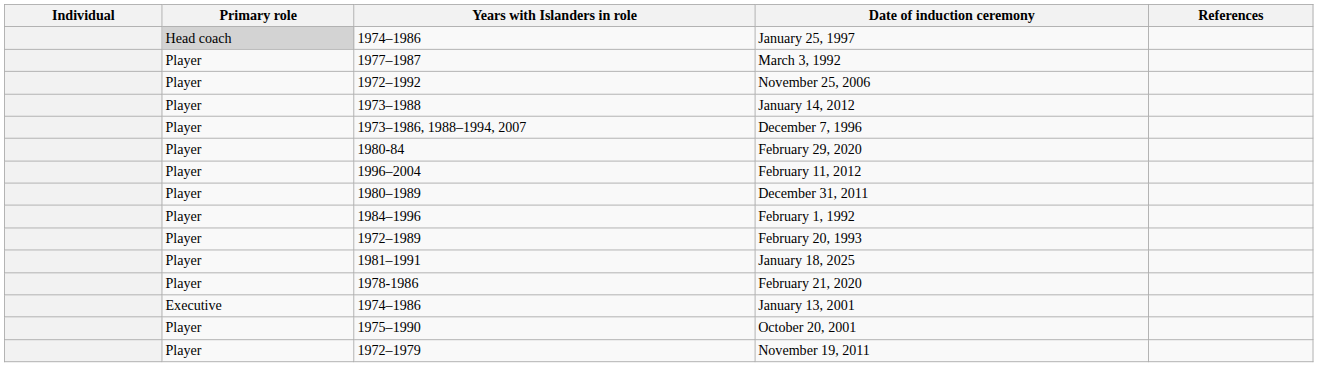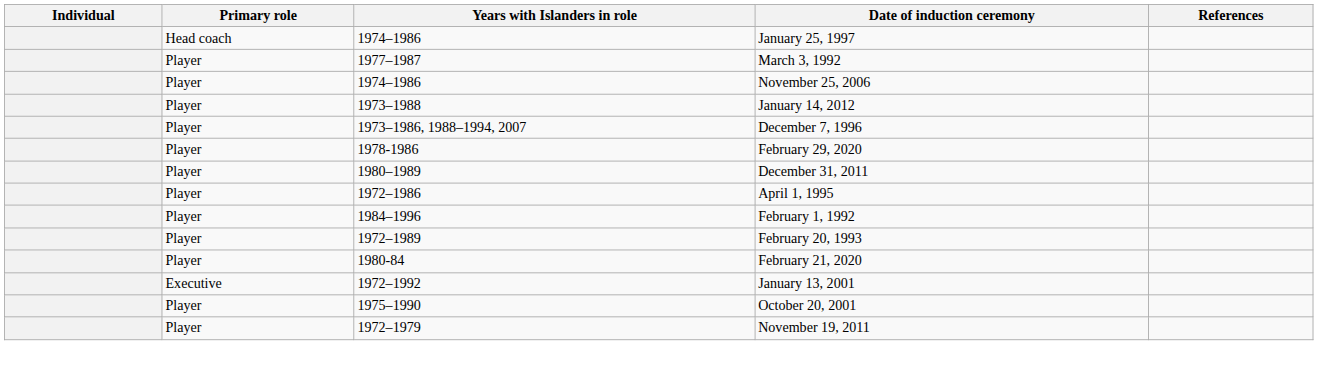(199, 37) lightgrey background -> (199, 37) no background
(389, 82) 1972–1992 -> (389, 82) 1974–1986
(381, 149) 1980-84 -> (388, 149) 1978-1986
- row: (810, 171)
+ row: (796, 194)
- row: (806, 261)
(388, 283) 1978-1986 -> (381, 261) 1980-84
(389, 305) 1974–1986 -> (389, 283) 1972–1992
